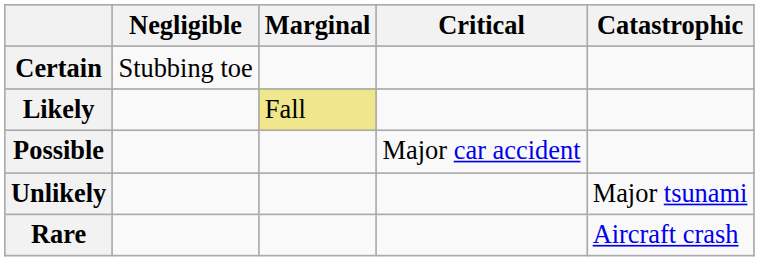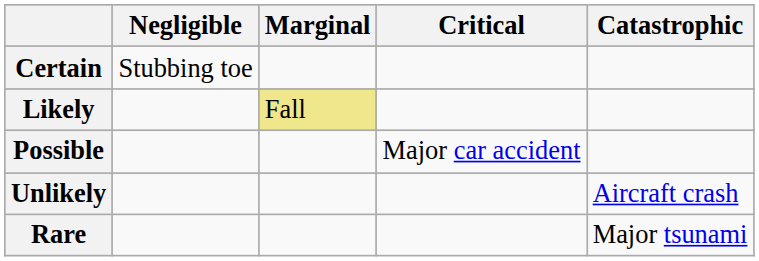(670, 192) Major tsunami -> (666, 192) Aircraft crash
(666, 234) Aircraft crash -> (670, 234) Major tsunami
